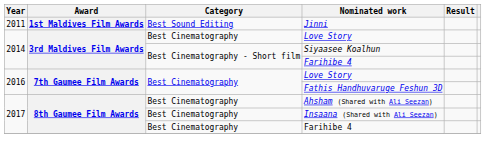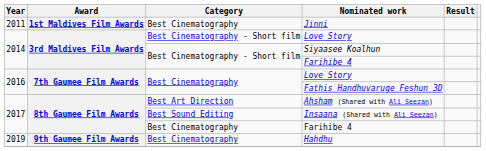(190, 24) Best Sound Editing -> (193, 24) Best Cinematography
(193, 37) Best Cinematography -> (224, 37) Best Cinematography - Short film
(193, 101) Best Cinematography -> (190, 101) Best Art Direction
(193, 114) Best Cinematography -> (190, 114) Best Sound Editing
+ row: (16, 140)
